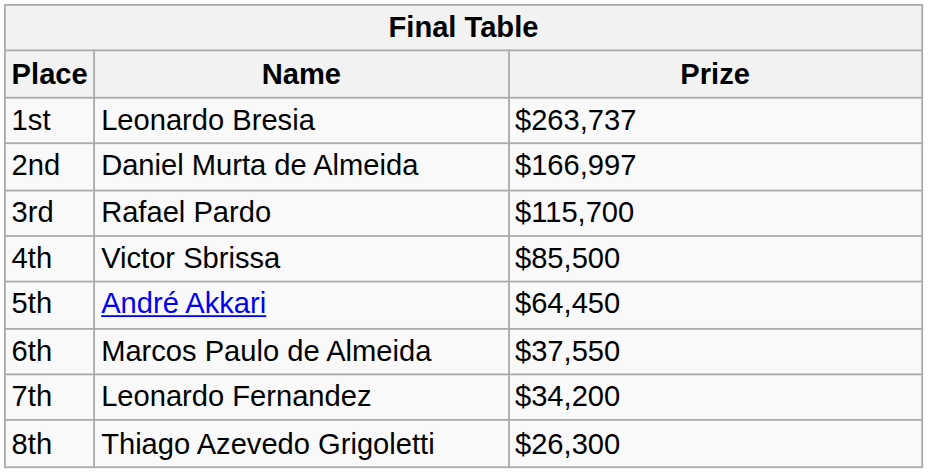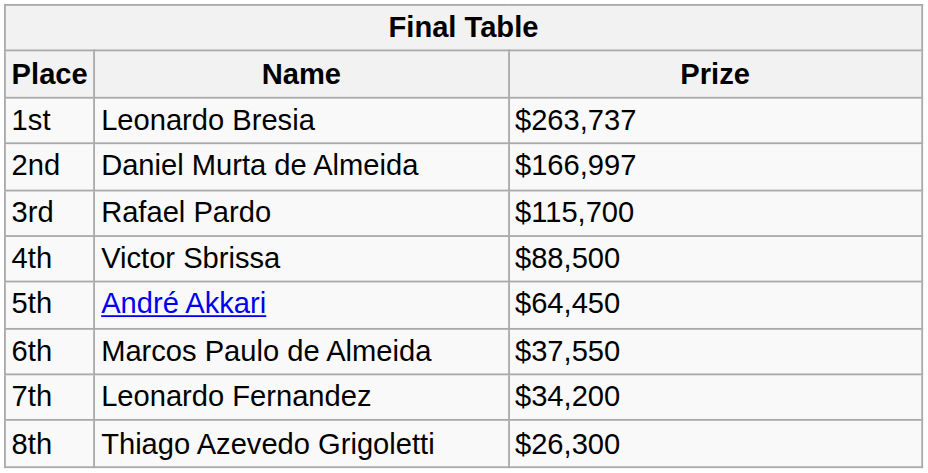(568, 258) $85,500 -> (568, 258) $88,500
